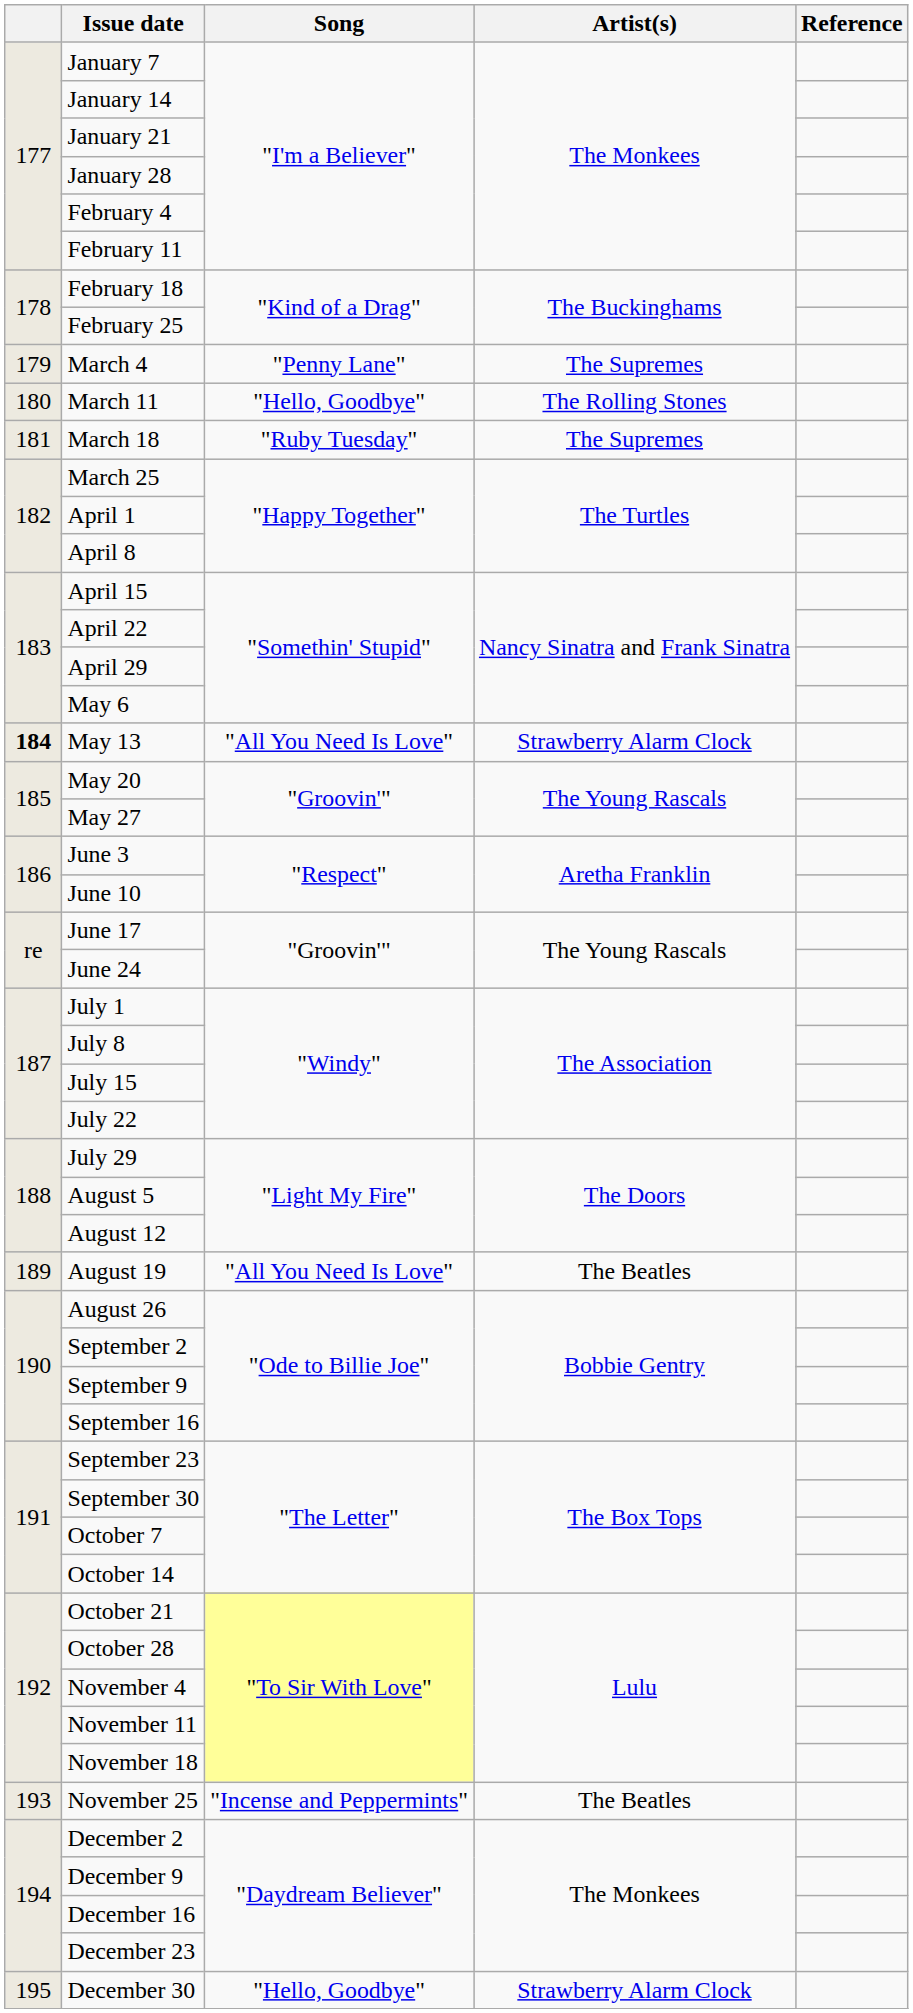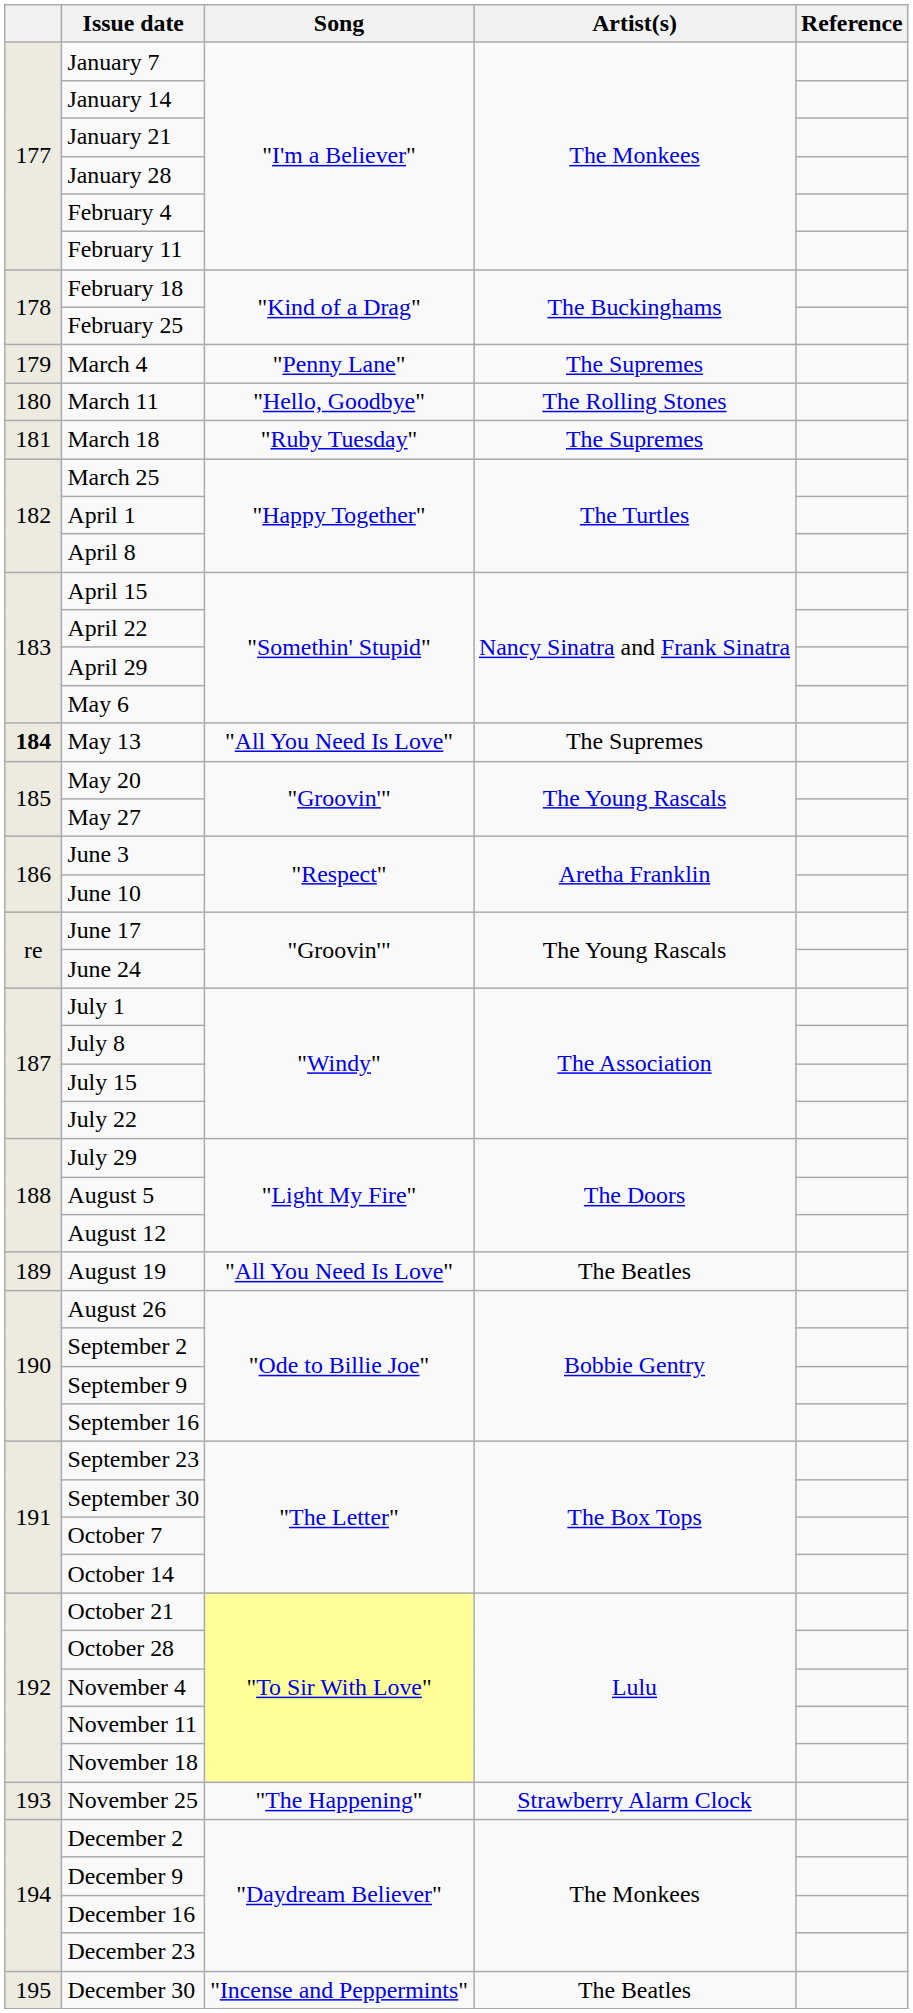(635, 741) Strawberry Alarm Clock -> (635, 741) The Supremes
(339, 1800) "Incense and Peppermints" -> (339, 1800) "The Happening"
(635, 1800) The Beatles -> (635, 1800) Strawberry Alarm Clock
(339, 1989) "Hello, Goodbye" -> (339, 1989) "Incense and Peppermints"
(635, 1989) Strawberry Alarm Clock -> (635, 1989) The Beatles
